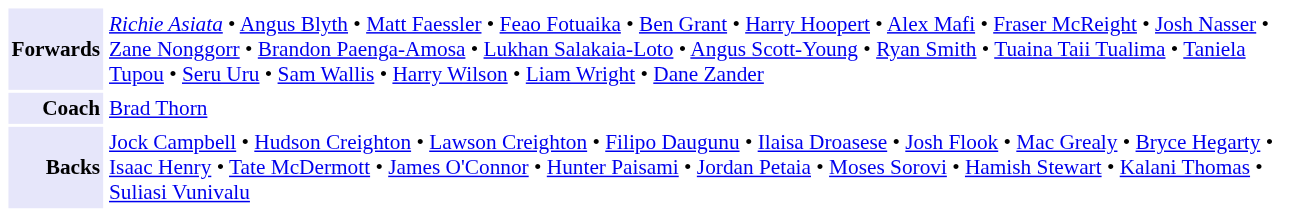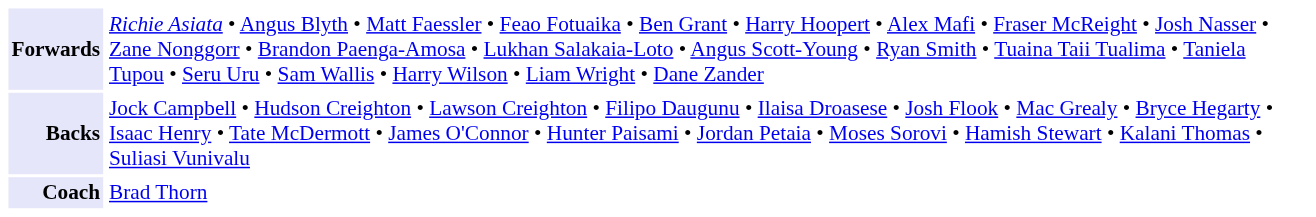rows swapped: (73, 167) <-> (71, 108)
